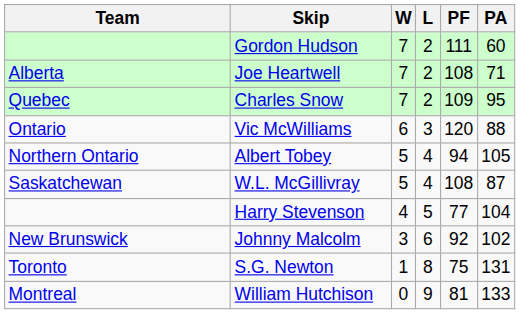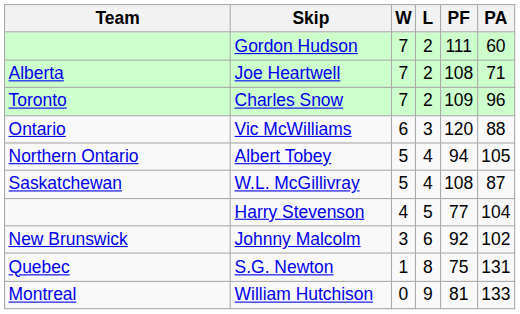(39, 101) Quebec -> (38, 101) Toronto
(496, 101) 95 -> (496, 101) 96
(38, 267) Toronto -> (39, 267) Quebec
